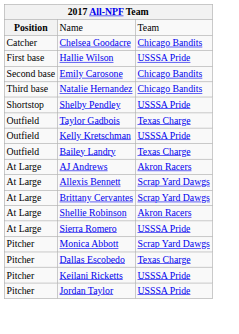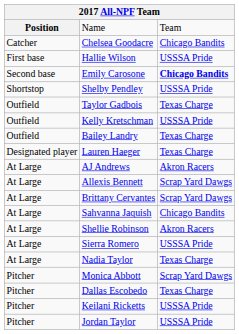(170, 74) normal -> (194, 74) bold
- row: (96, 89)
+ row: (111, 151)
+ row: (117, 213)
+ row: (107, 259)
